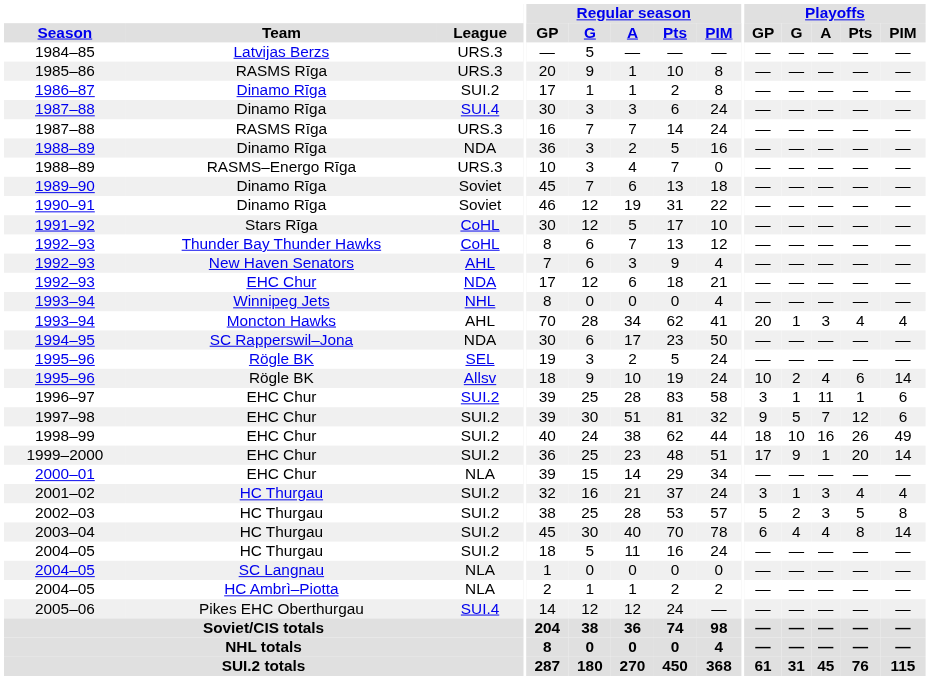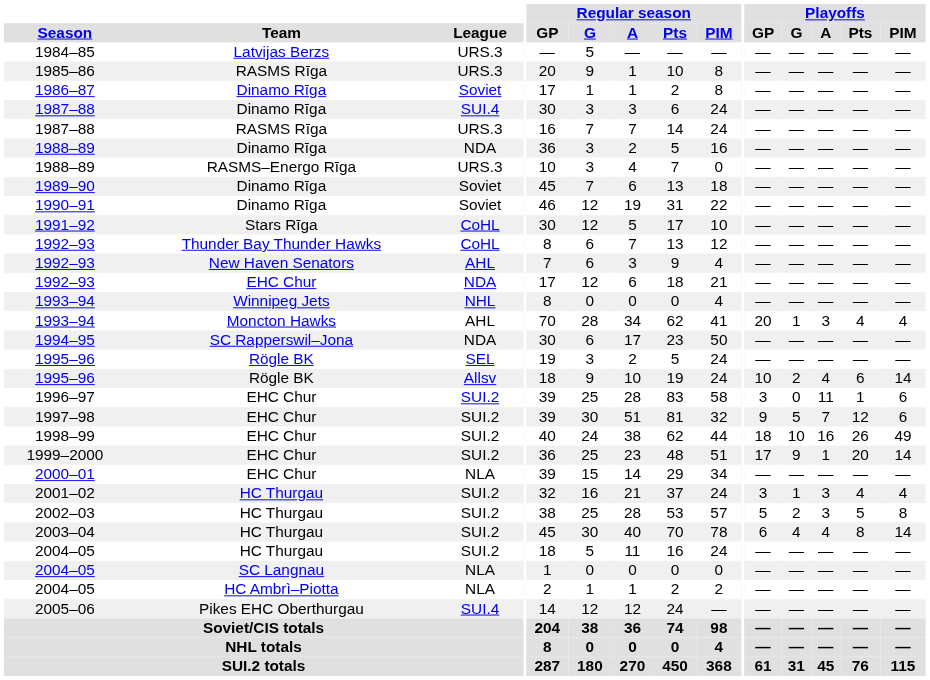(480, 90) SUI.2 -> (480, 90) Soviet
(796, 397) 1 -> (796, 397) 0
